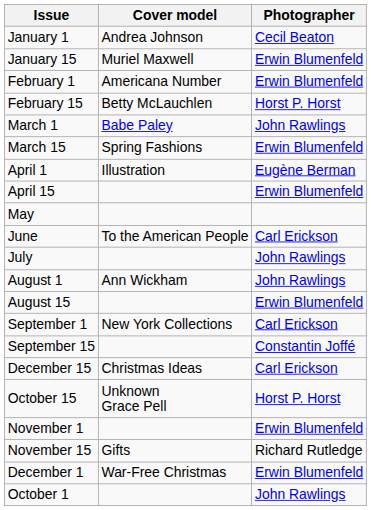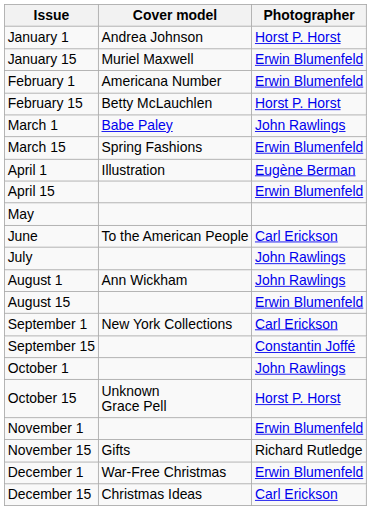(294, 37) Cecil Beaton -> (298, 37) Horst P. Horst
rows swapped: (38, 494) <-> (49, 368)
